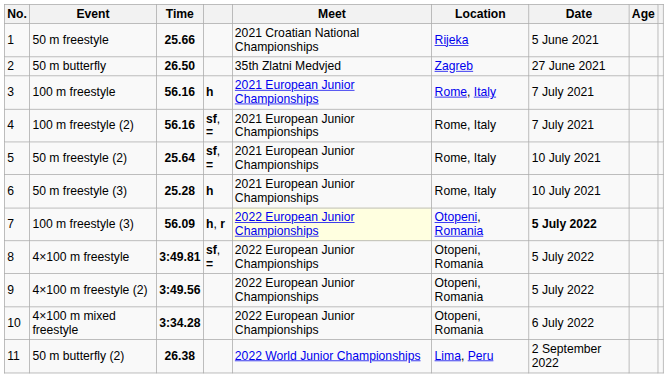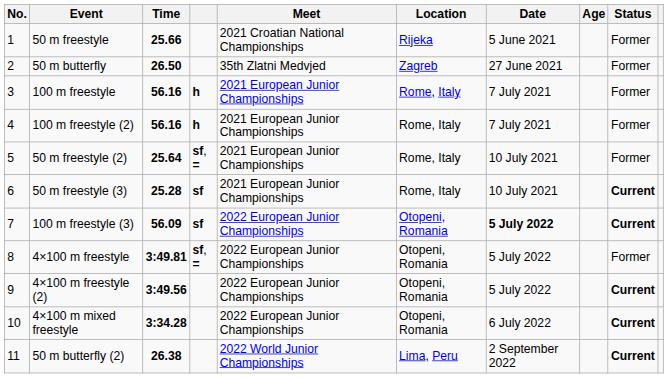+ column: (633, 14)
(213, 125) sf, = -> (196, 125) h
(210, 191) h -> (198, 191) sf
(215, 224) h, r -> (198, 224) sf
(295, 224) lightyellow background -> (279, 224) no background
